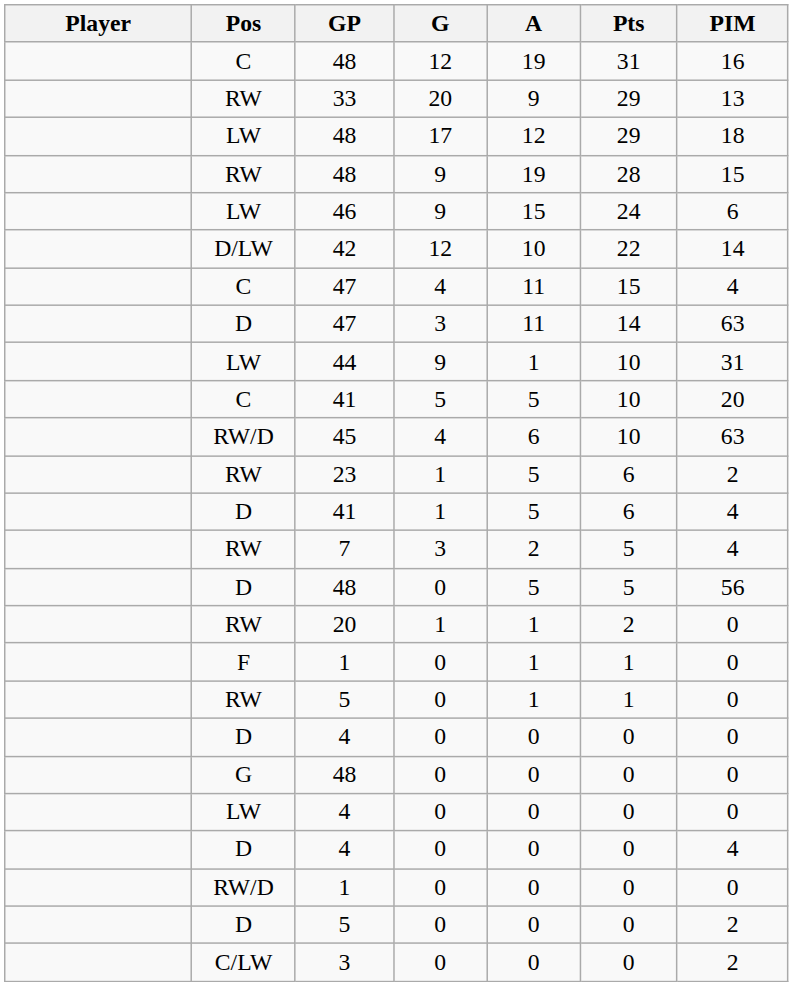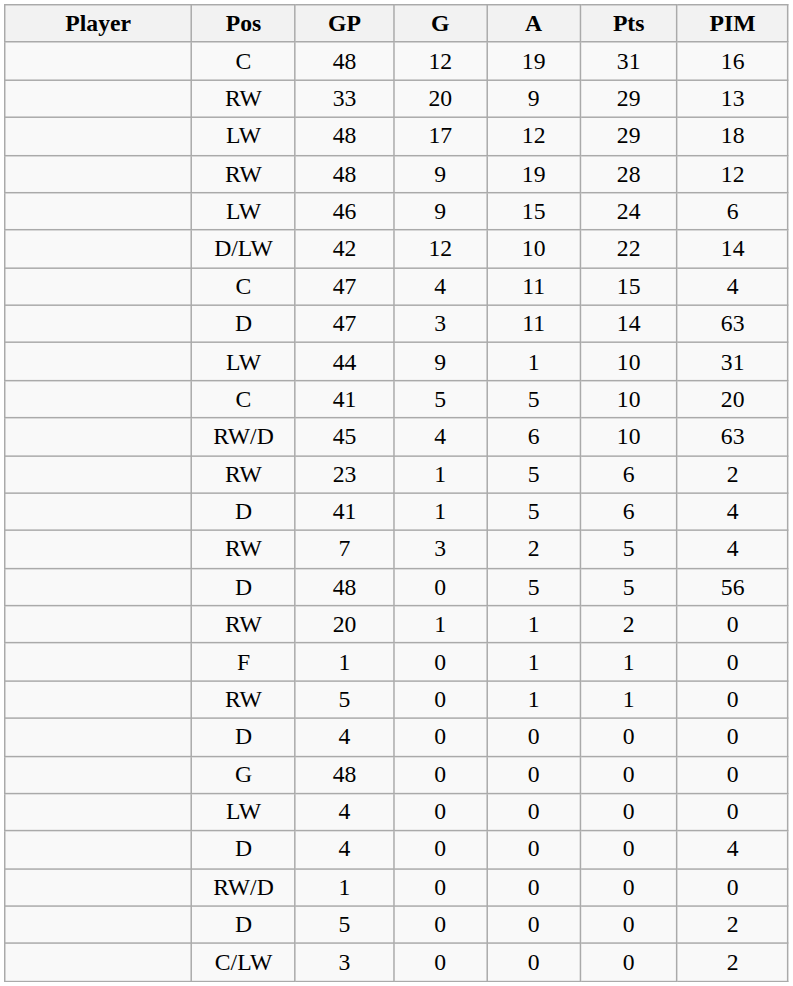(733, 173) 15 -> (733, 173) 12
